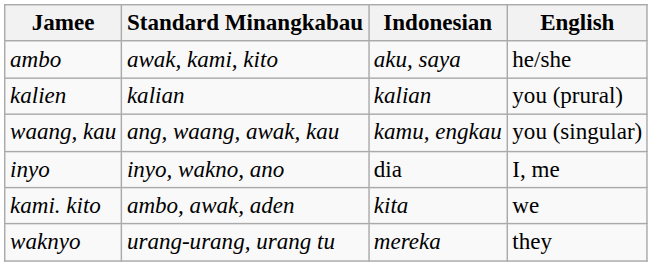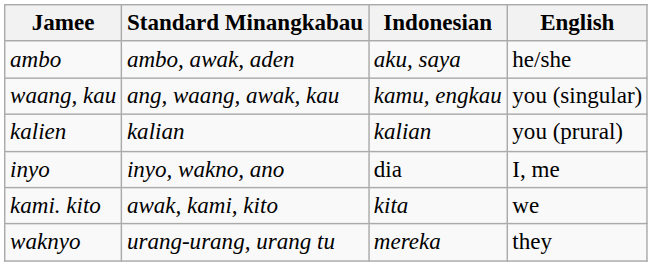(202, 59) awak, kami, kito -> (211, 59) ambo, awak, aden
rows swapped: (63, 132) <-> (38, 95)
(211, 205) ambo, awak, aden -> (202, 205) awak, kami, kito
